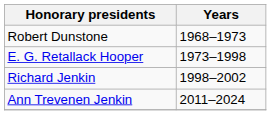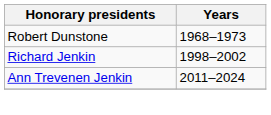- row: (75, 57)
